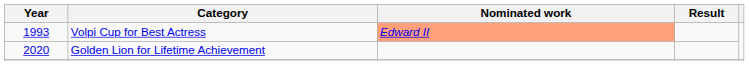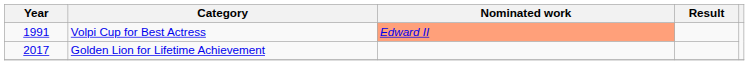(36, 32) 1993 -> (36, 32) 1991
(36, 50) 2020 -> (36, 50) 2017
